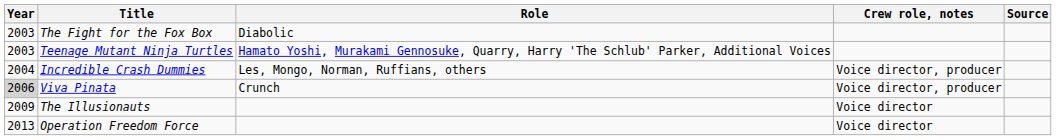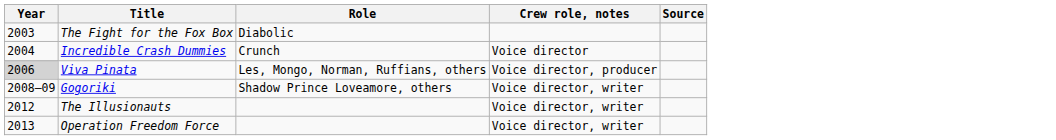- row: (137, 51)
(362, 70) Les, Mongo, Norman, Ruffians, others -> (259, 51) Crunch
(919, 70) Voice director, producer -> (540, 51) Voice director
(259, 88) Crunch -> (362, 70) Les, Mongo, Norman, Ruffians, others
+ row: (88, 88)
(21, 107) 2009 -> (21, 107) 2012
(884, 107) Voice director -> (568, 107) Voice director, writer
(884, 126) Voice director -> (568, 126) Voice director, writer
